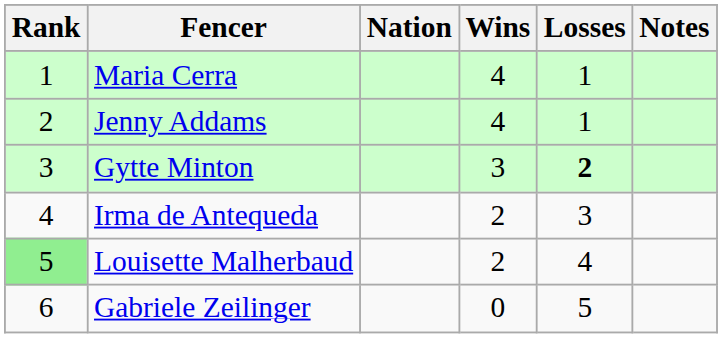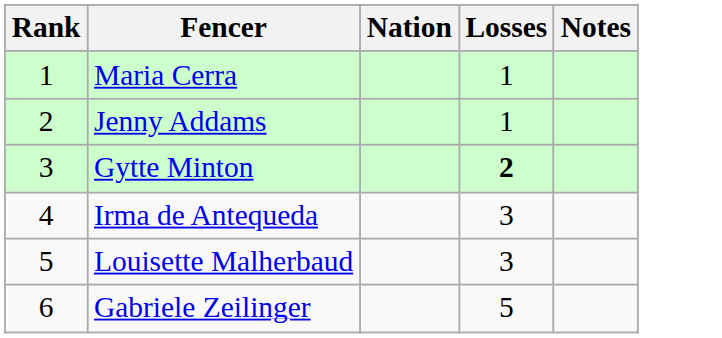- column: (498, 27)
(46, 261) lightgreen background -> (46, 261) no background
(585, 261) 4 -> (506, 261) 3
